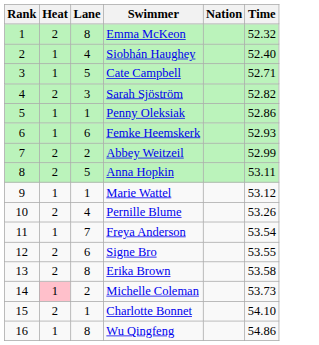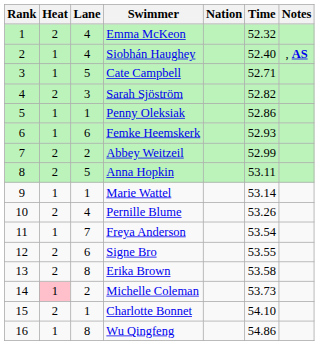+ column: (297, 14)
(87, 34) 8 -> (87, 34) 4
(262, 192) 53.12 -> (262, 192) 53.14
